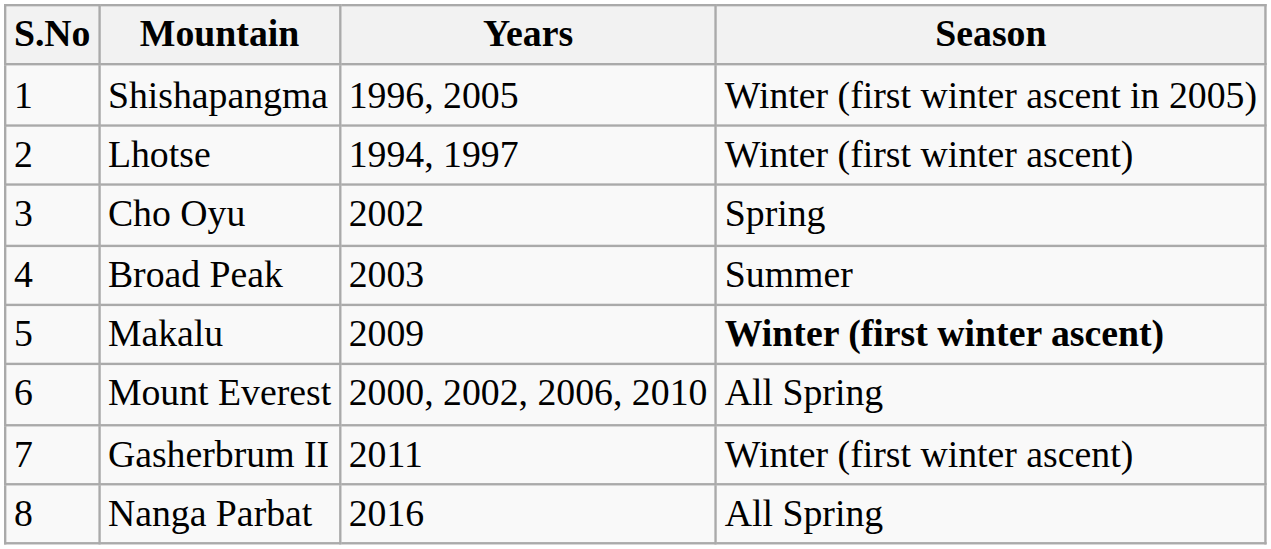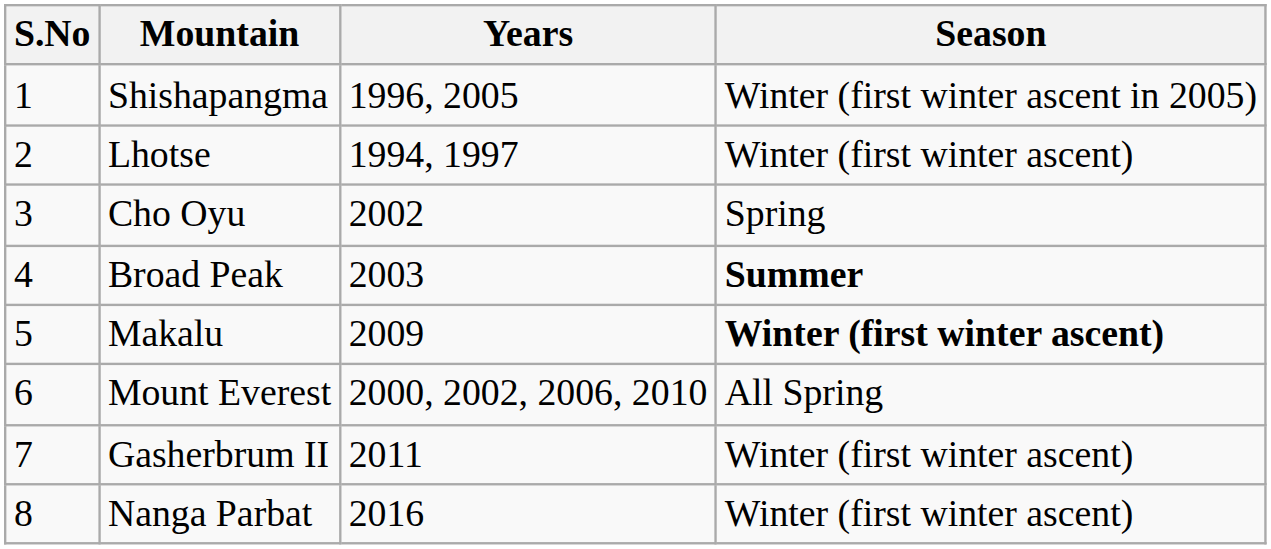(789, 273) normal -> (794, 273) bold
(804, 513) All Spring -> (929, 513) Winter (first winter ascent)
